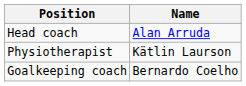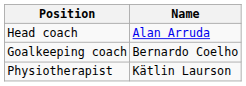rows swapped: (67, 71) <-> (60, 52)
